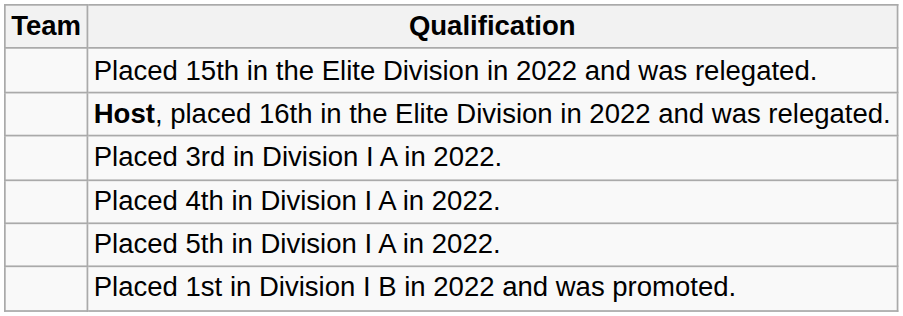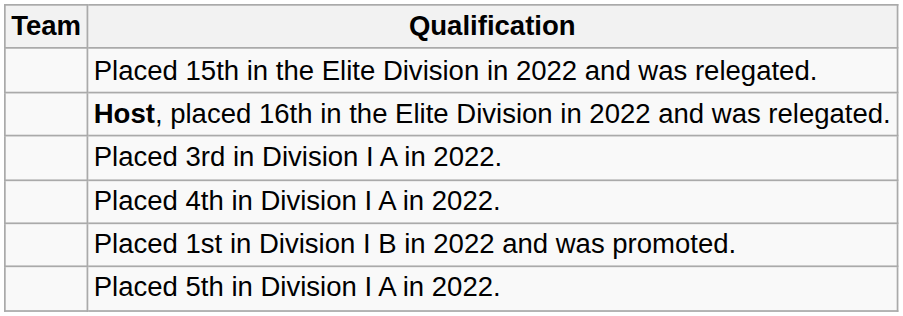rows swapped: (297, 244) <-> (415, 288)
